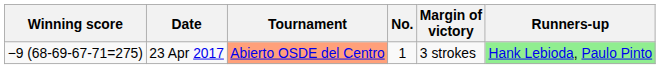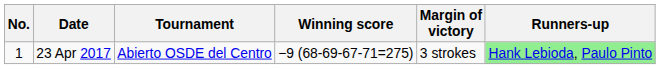columns swapped: (402, 23) <-> (75, 23)
(308, 53) lightsalmon background -> (195, 53) no background
